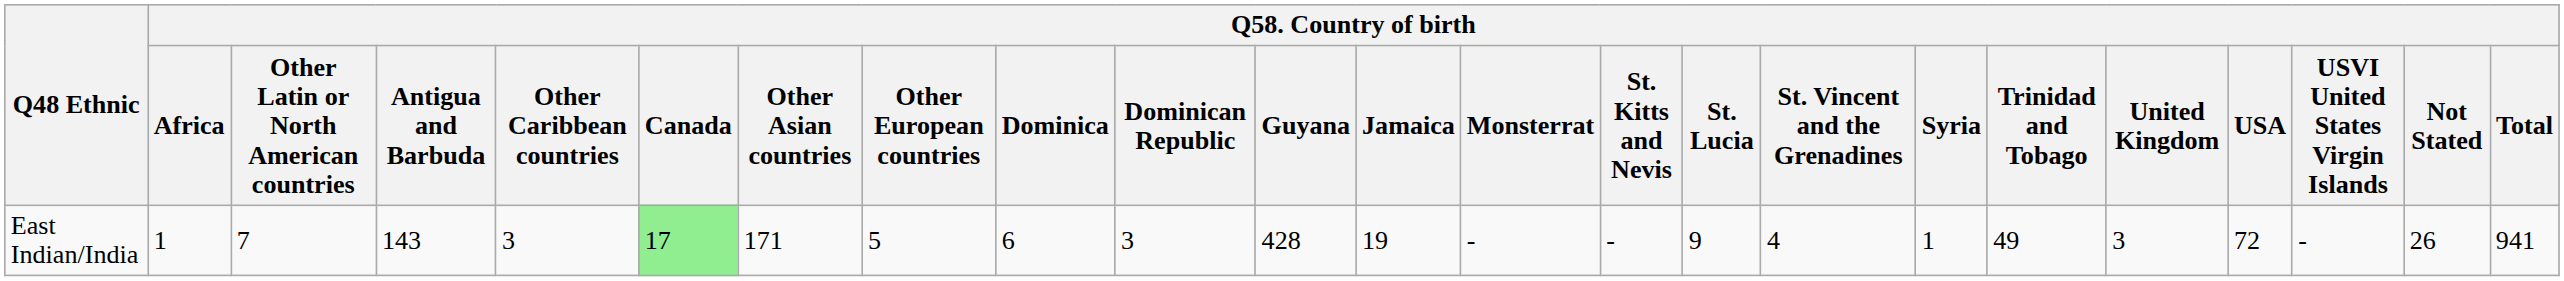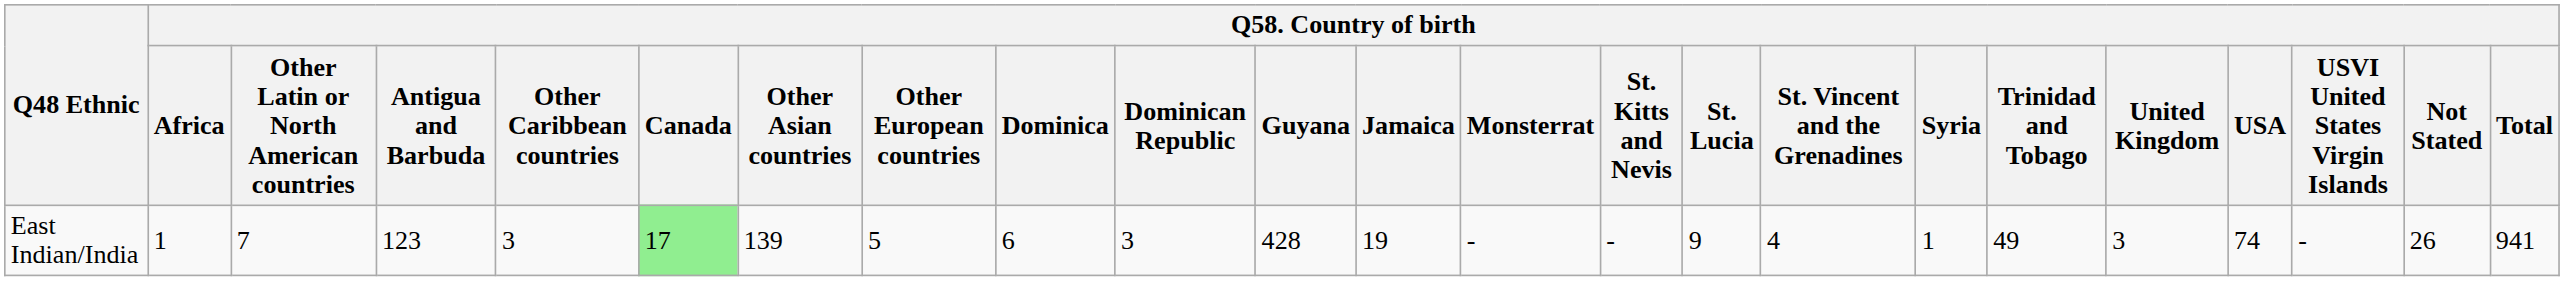(401, 239) 143 -> (401, 239) 123
(763, 239) 171 -> (763, 239) 139
(2247, 239) 72 -> (2247, 239) 74
